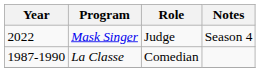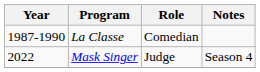rows swapped: (98, 57) <-> (105, 36)
